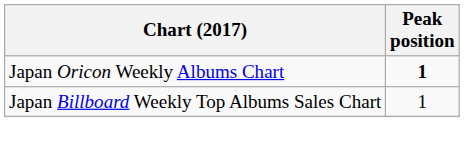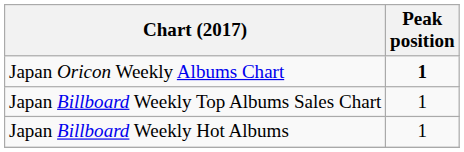+ row: (149, 131)
